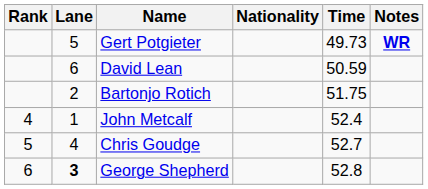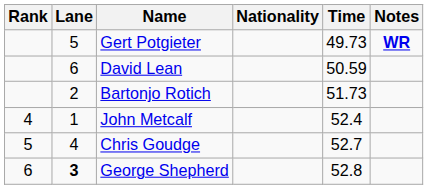(347, 94) 51.75 -> (347, 94) 51.73
